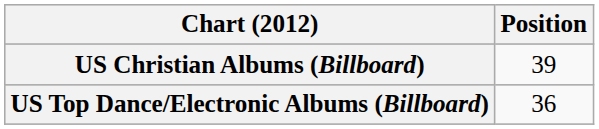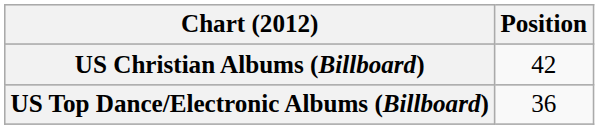(544, 64) 39 -> (544, 64) 42
